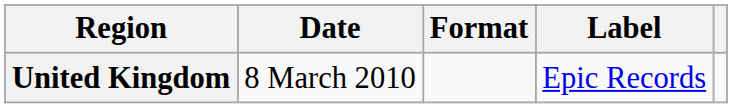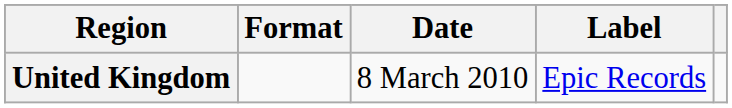columns swapped: (330, 28) <-> (479, 28)
